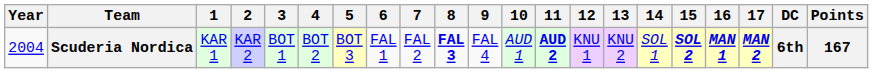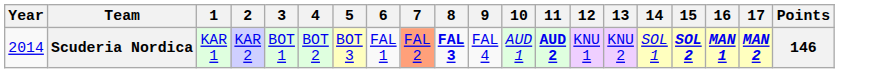- column: (790, 16)
(26, 48) 2004 -> (26, 48) 2014
(417, 48) no background -> (417, 48) lightsalmon background
(837, 48) 167 -> (803, 48) 146
